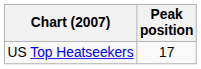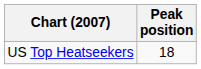(167, 52) 17 -> (167, 52) 18
